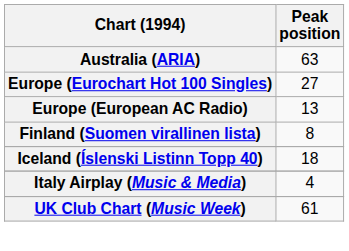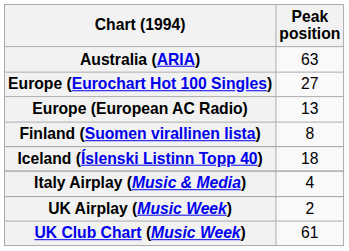+ row: (140, 208)
